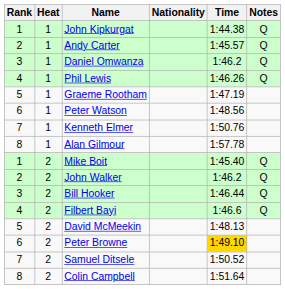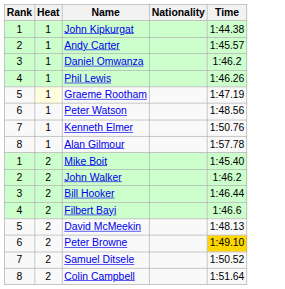- column: (264, 12)
(48, 95) no background -> (48, 95) lightyellow background
